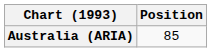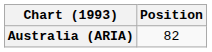(171, 37) 85 -> (171, 37) 82
